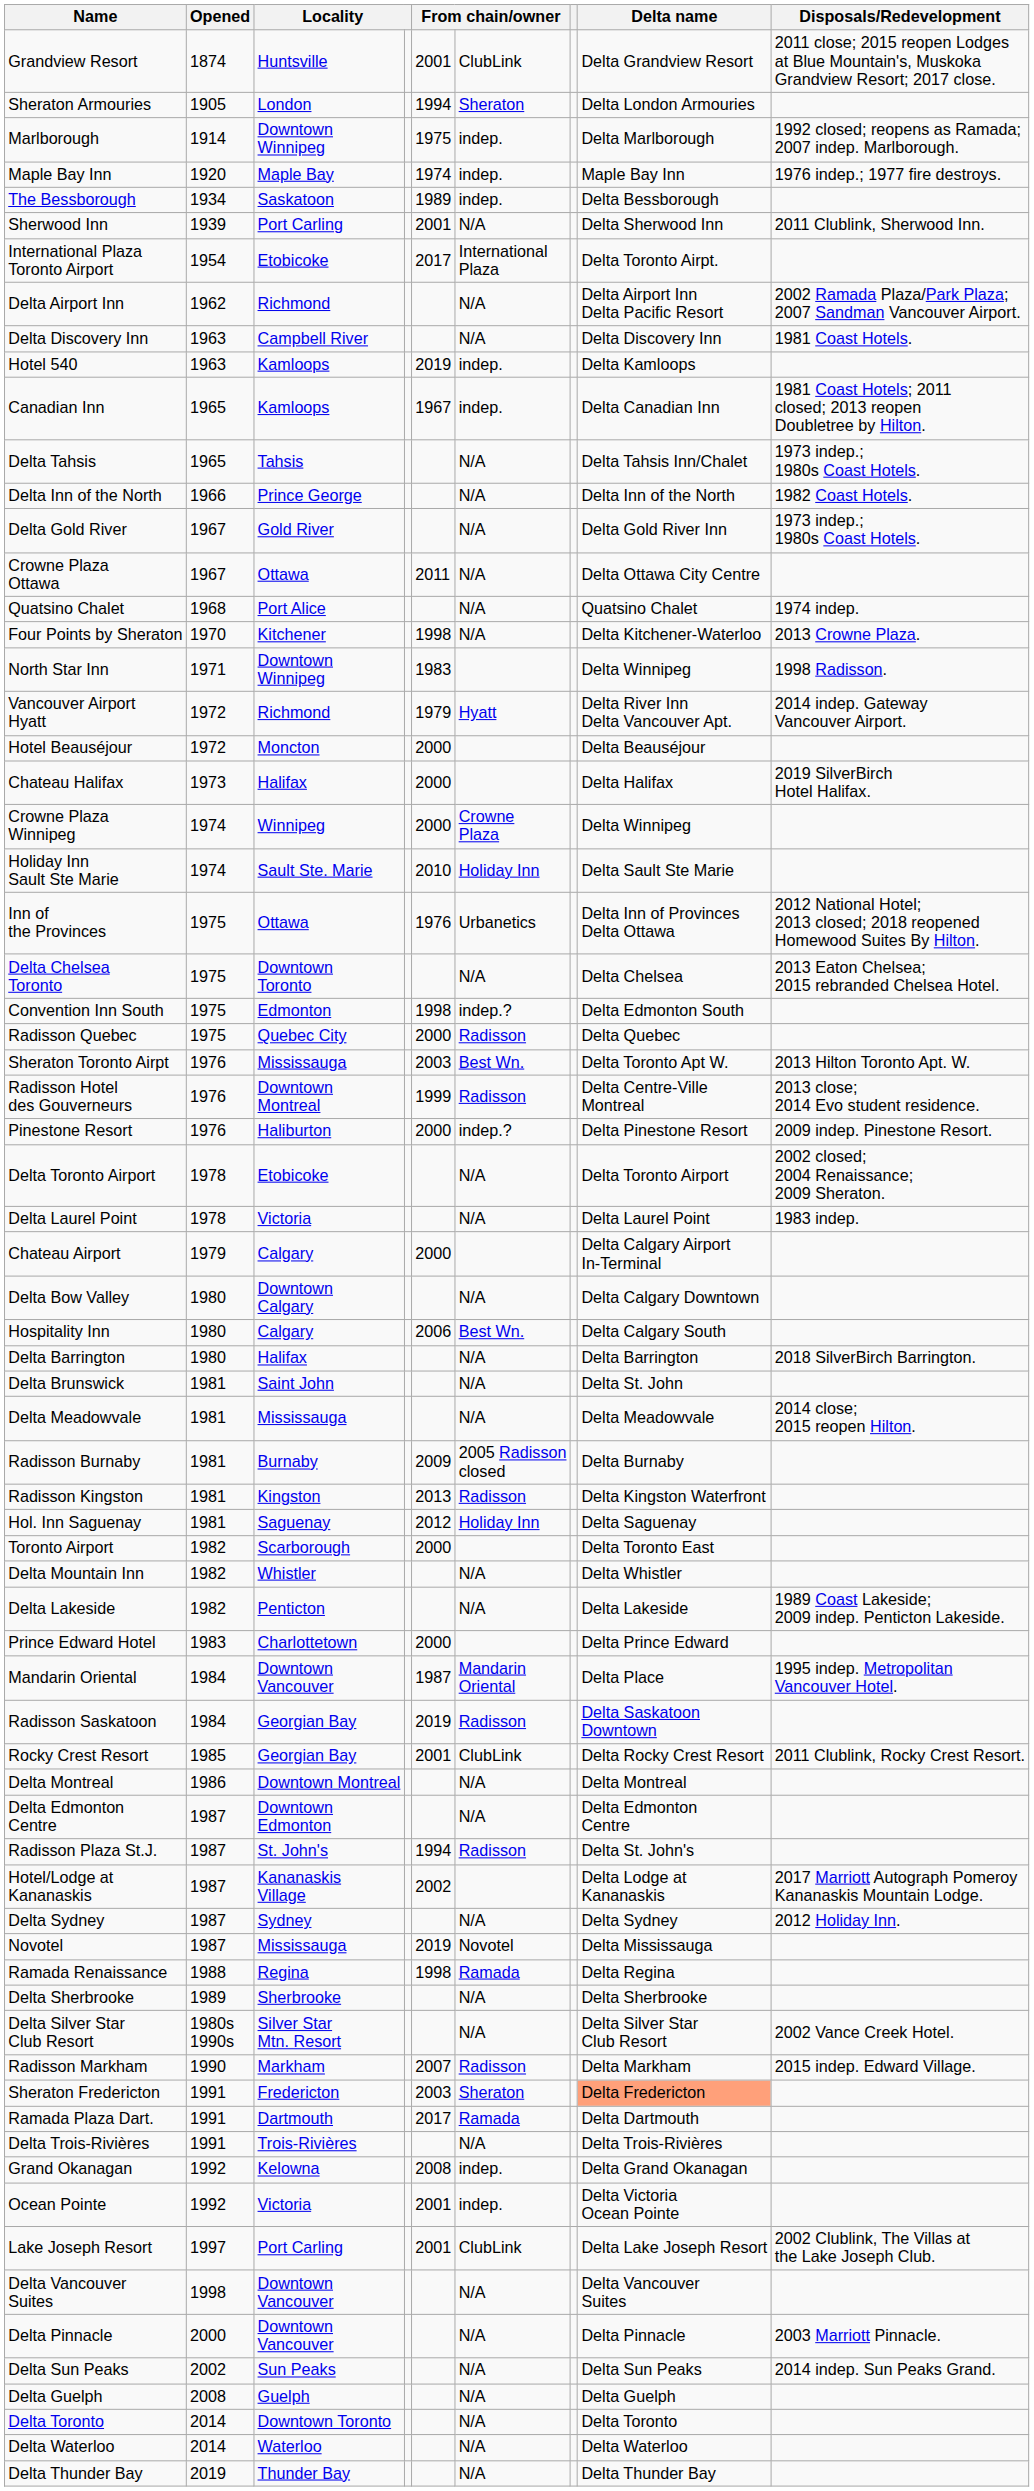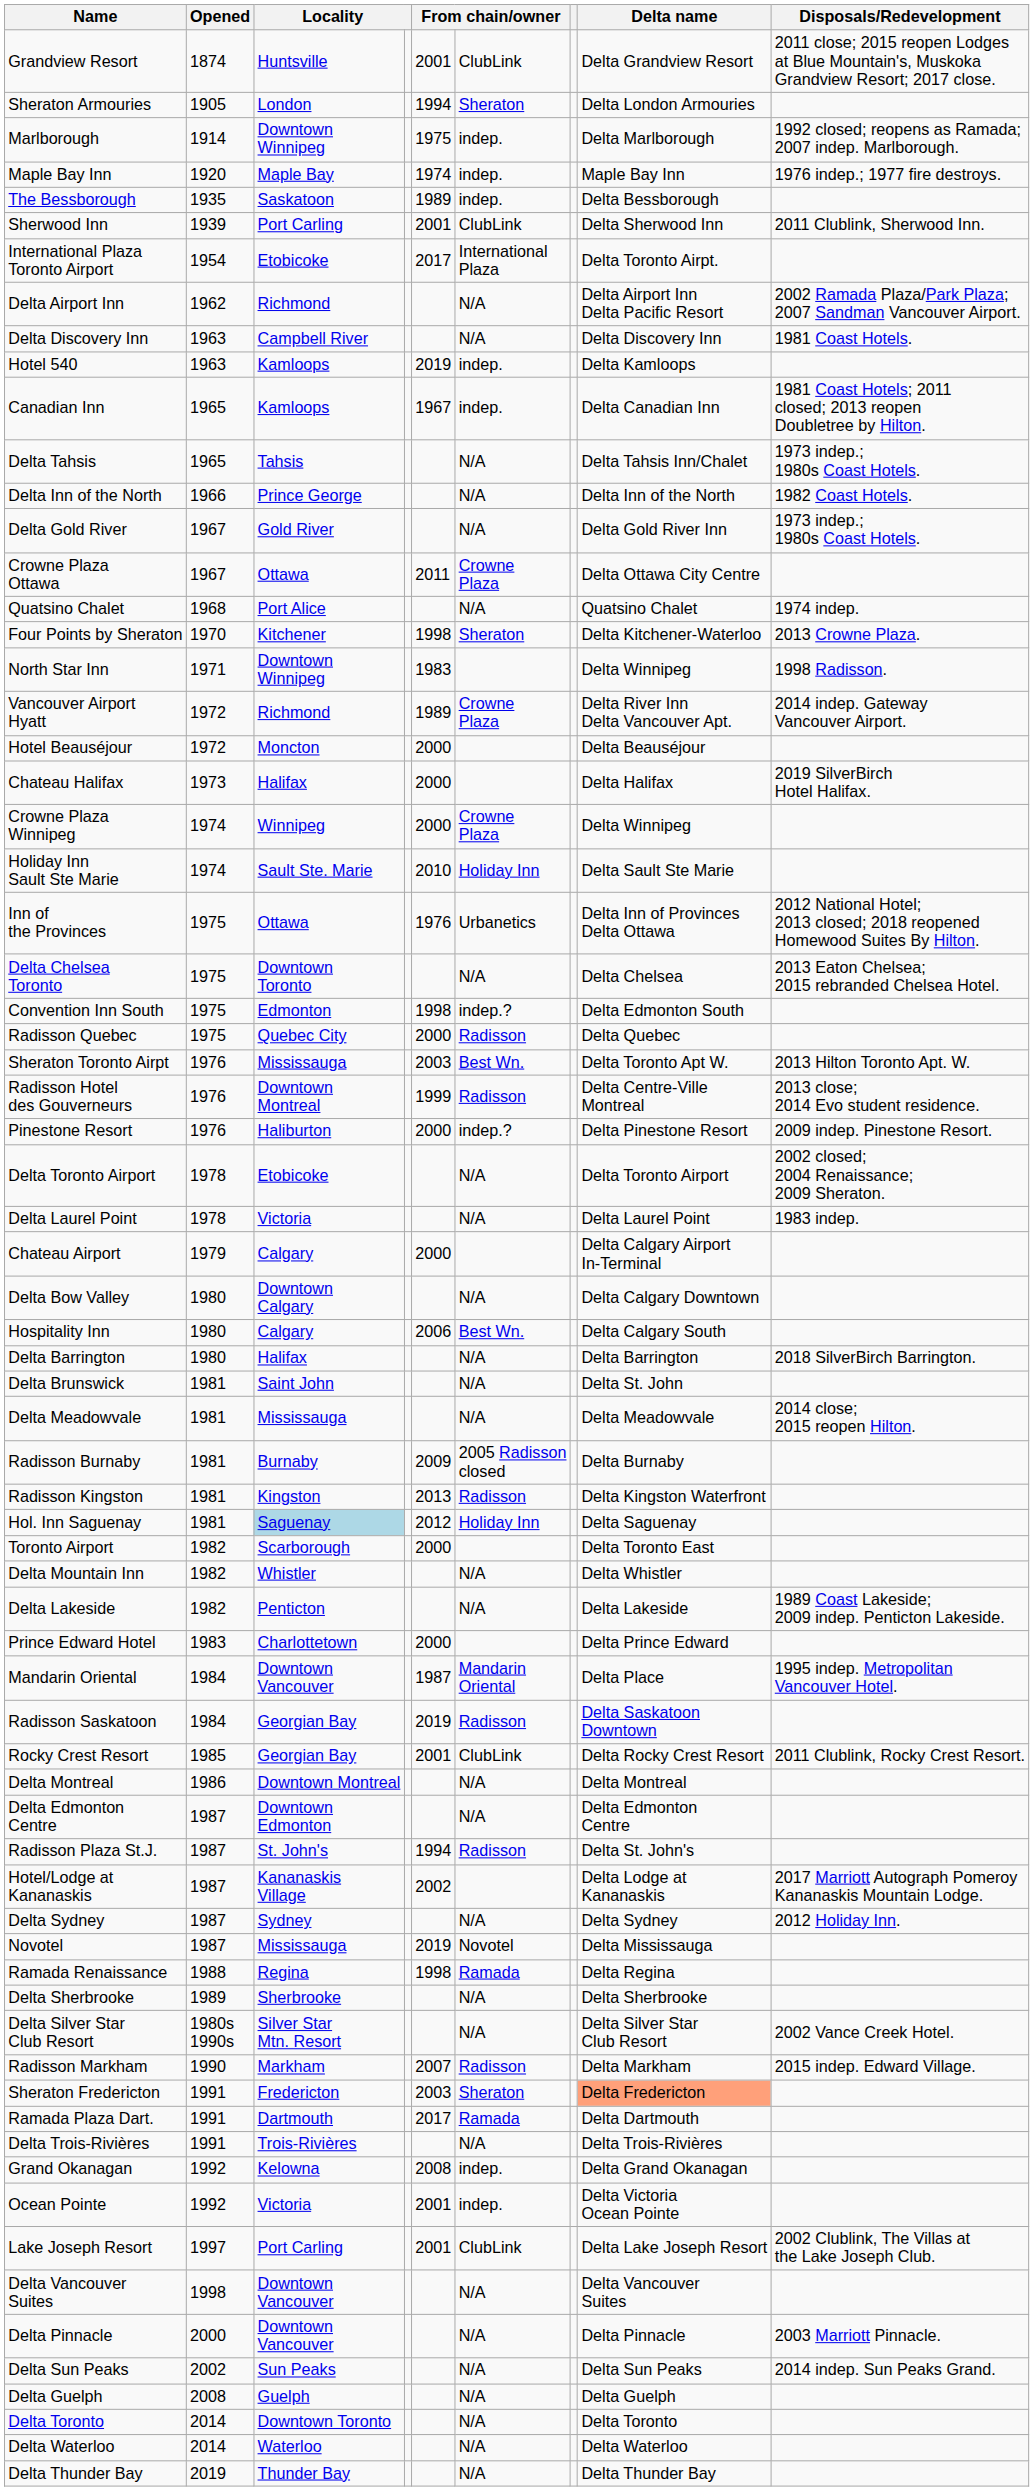(208, 199) 1934 -> (208, 199) 1935
(472, 225) N/A -> (490, 225) ClubLink
(472, 574) N/A -> (487, 574) Crowne Plaza
(472, 634) N/A -> (491, 634) Sheraton
(433, 713) 1979 -> (433, 713) 1989
(478, 713) Hyatt -> (487, 713) Crowne Plaza
(294, 1522) no background -> (294, 1522) lightblue background
